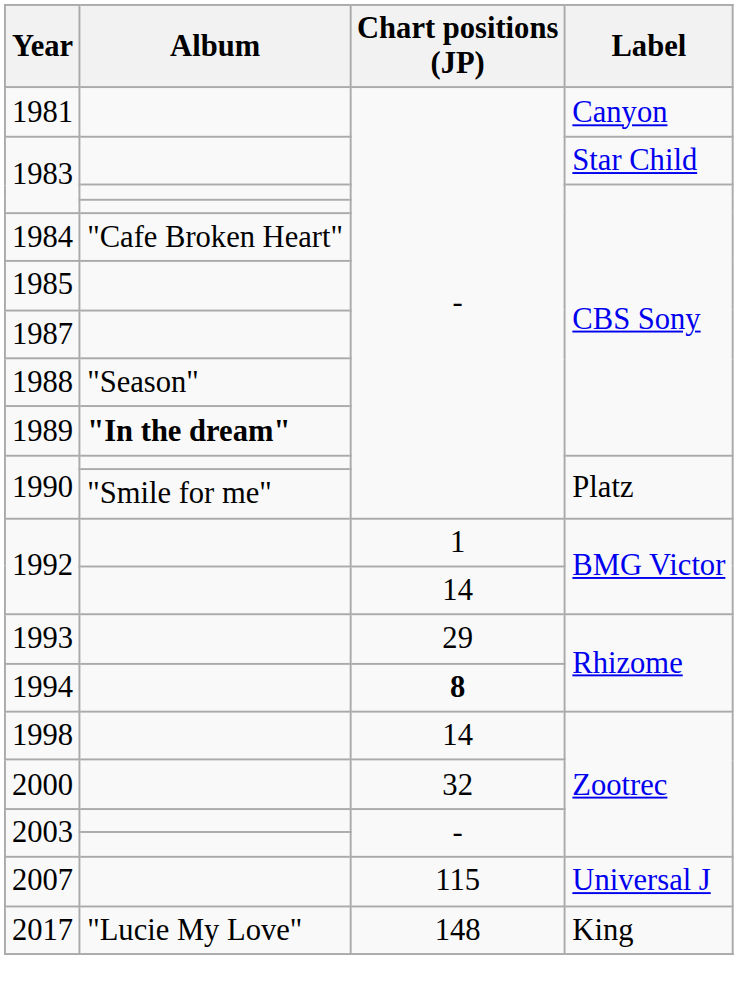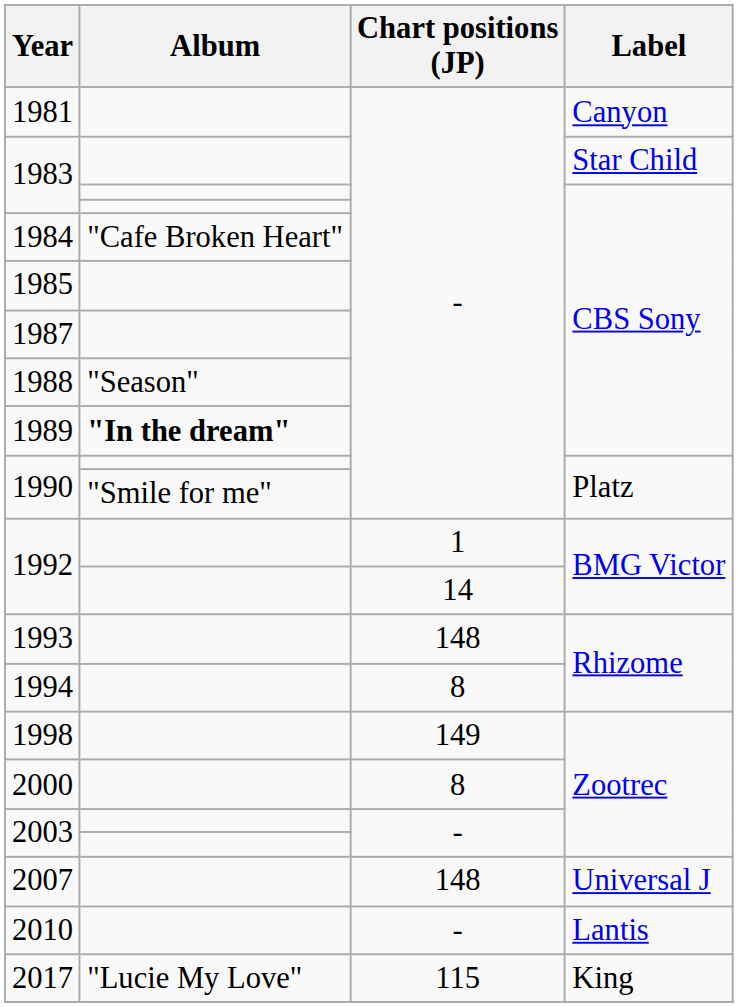(458, 638) 29 -> (458, 638) 148
(458, 686) bold -> (458, 686) normal
(458, 735) 14 -> (458, 735) 149
(458, 783) 32 -> (458, 783) 8
(458, 880) 115 -> (458, 880) 148
+ row: (43, 929)
(458, 929) 148 -> (458, 977) 115
